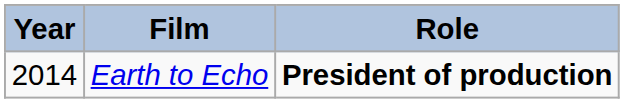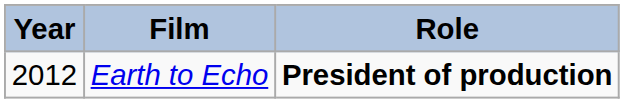(44, 75) 2014 -> (44, 75) 2012
